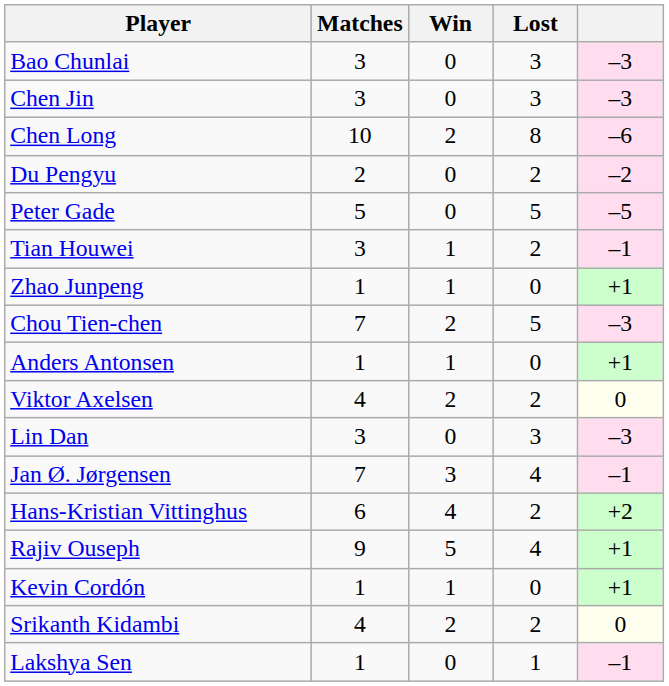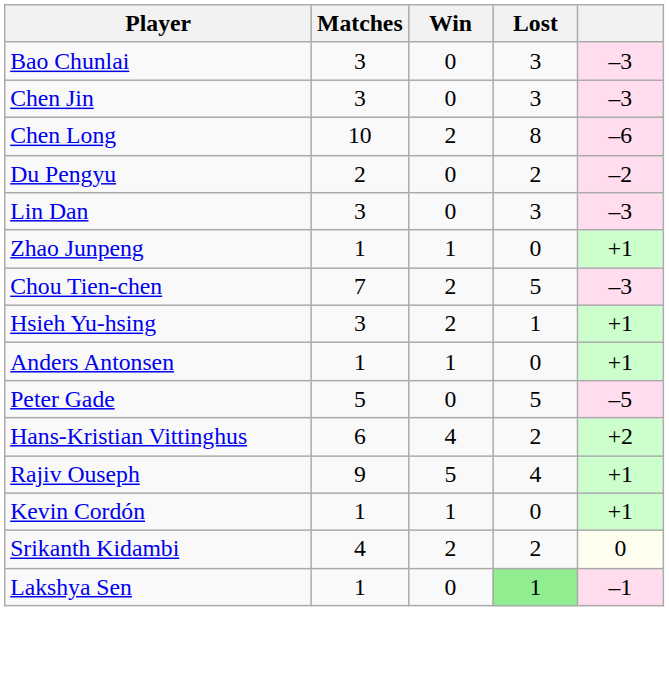rows swapped: (49, 436) <-> (62, 211)
- row: (72, 248)
+ row: (83, 323)
- row: (82, 398)
- row: (91, 473)
(535, 661) no background -> (535, 586) lightgreen background
